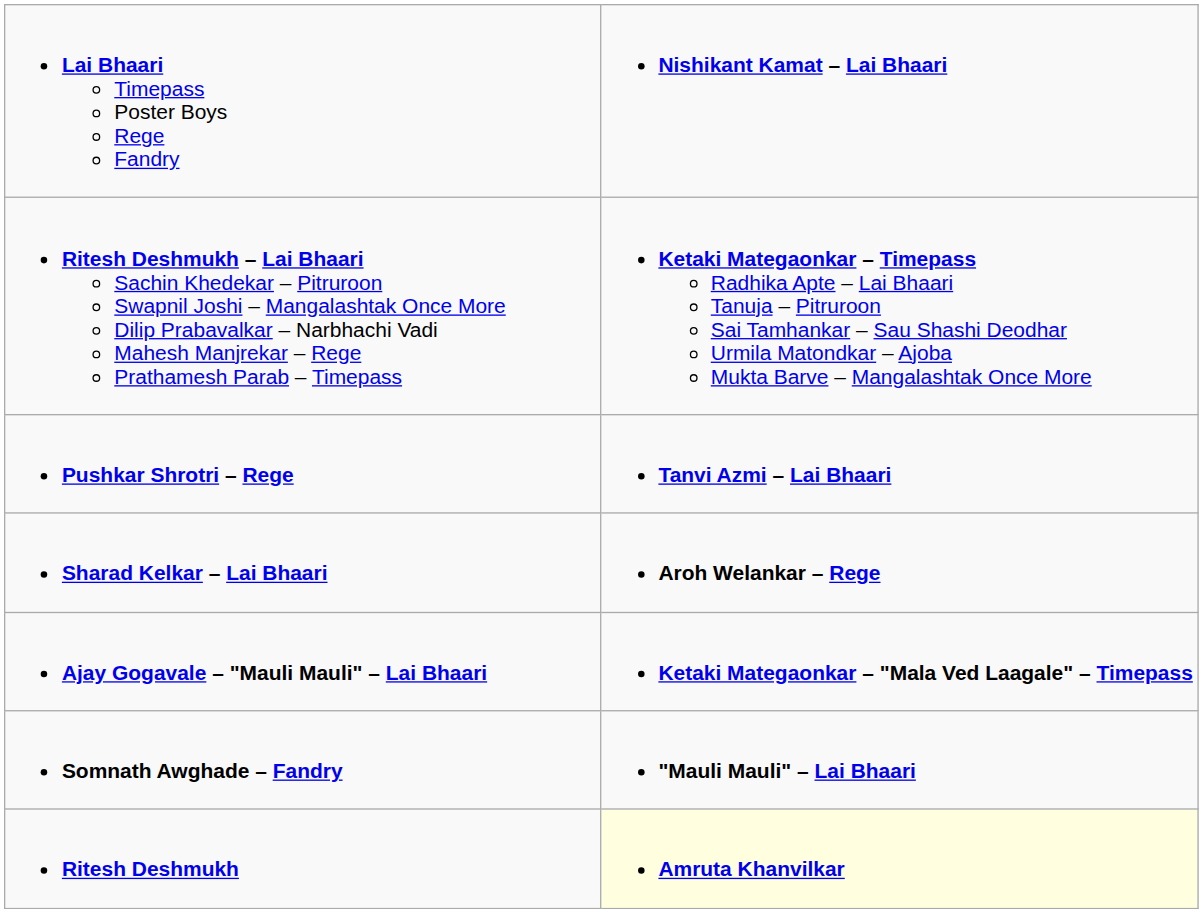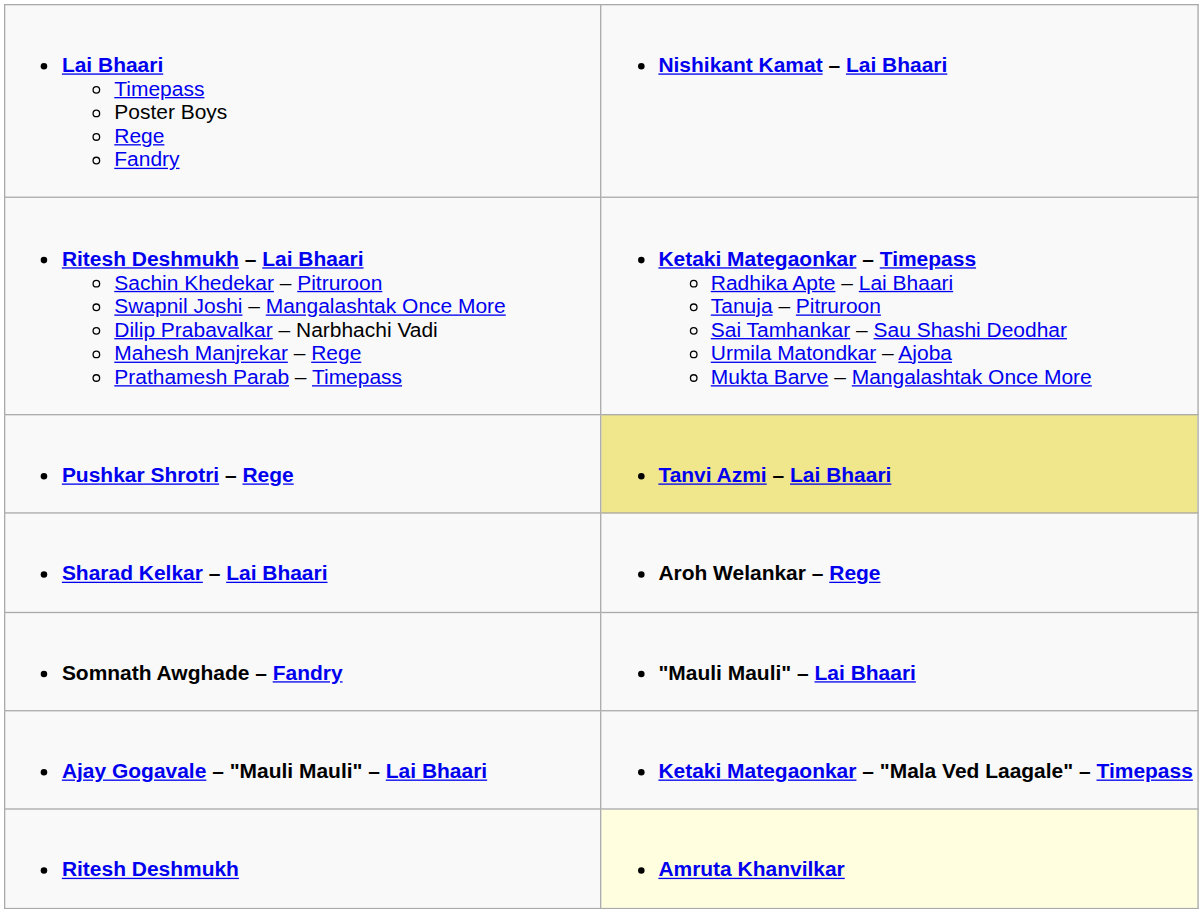(899, 476) no background -> (899, 476) khaki background
rows swapped: (303, 772) <-> (303, 673)
